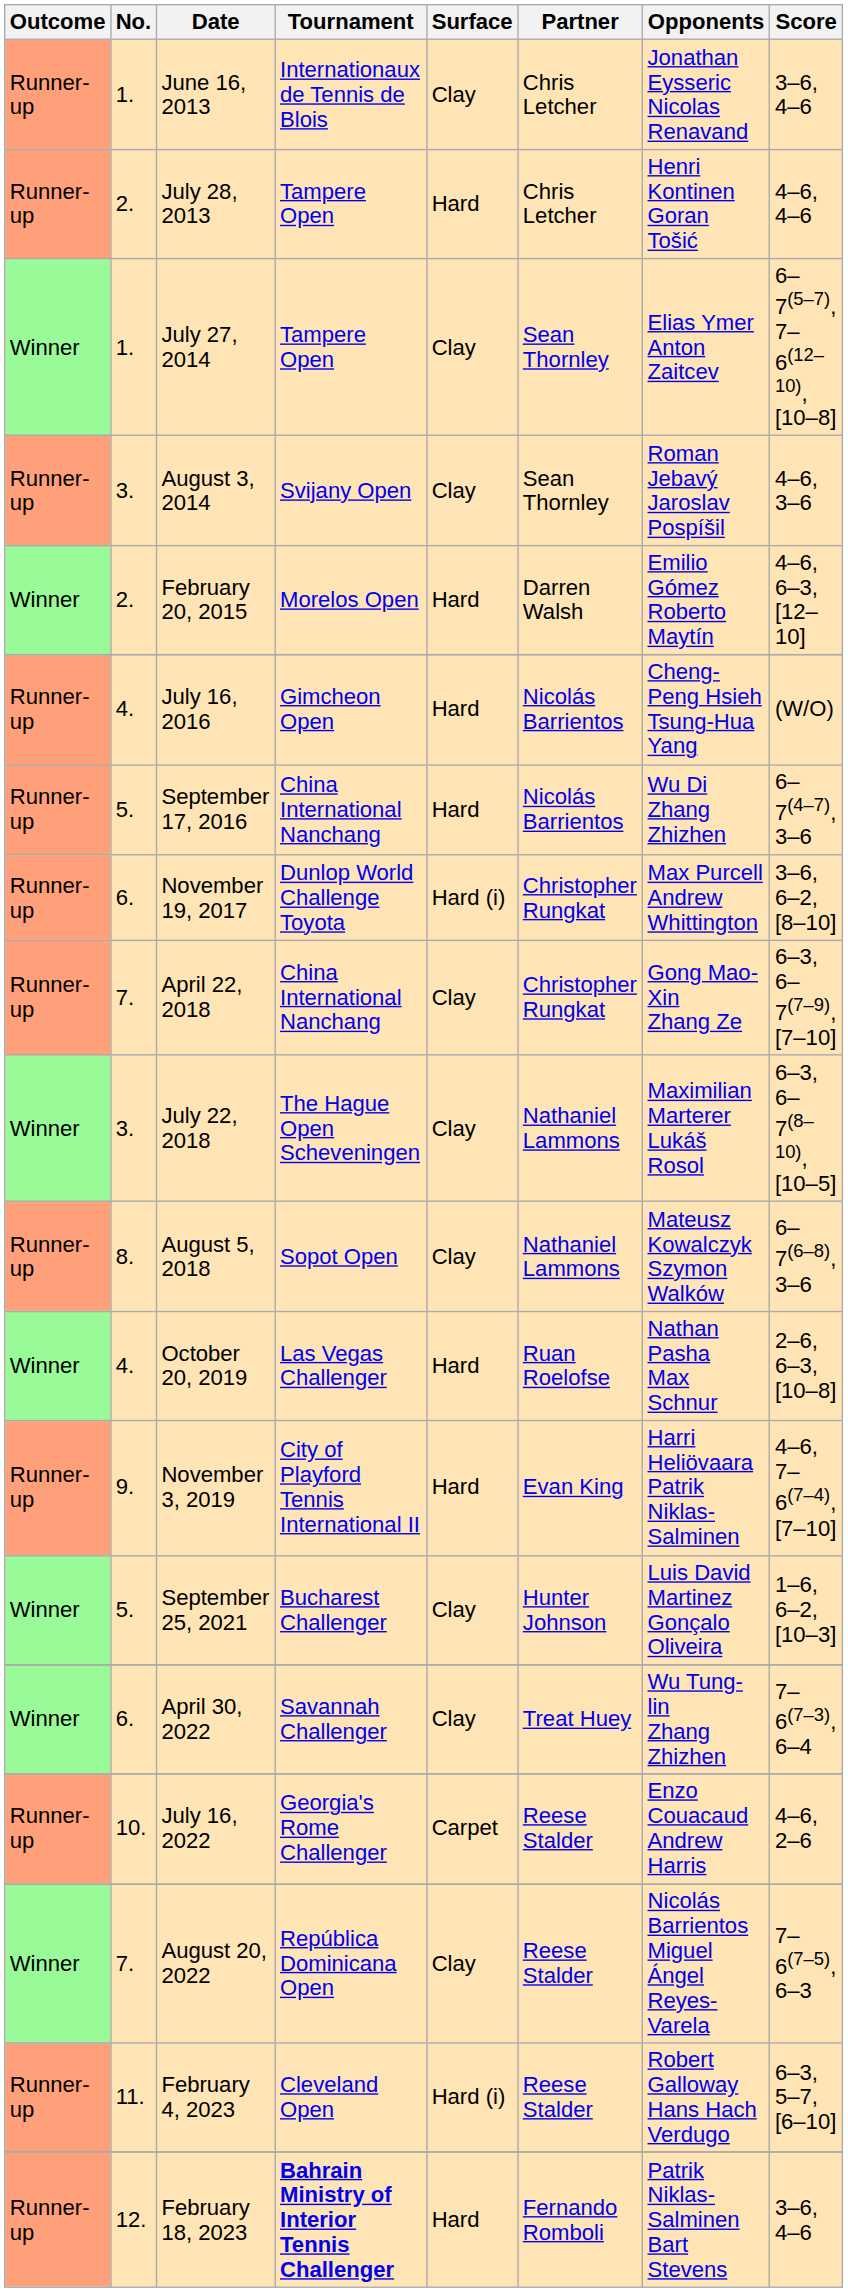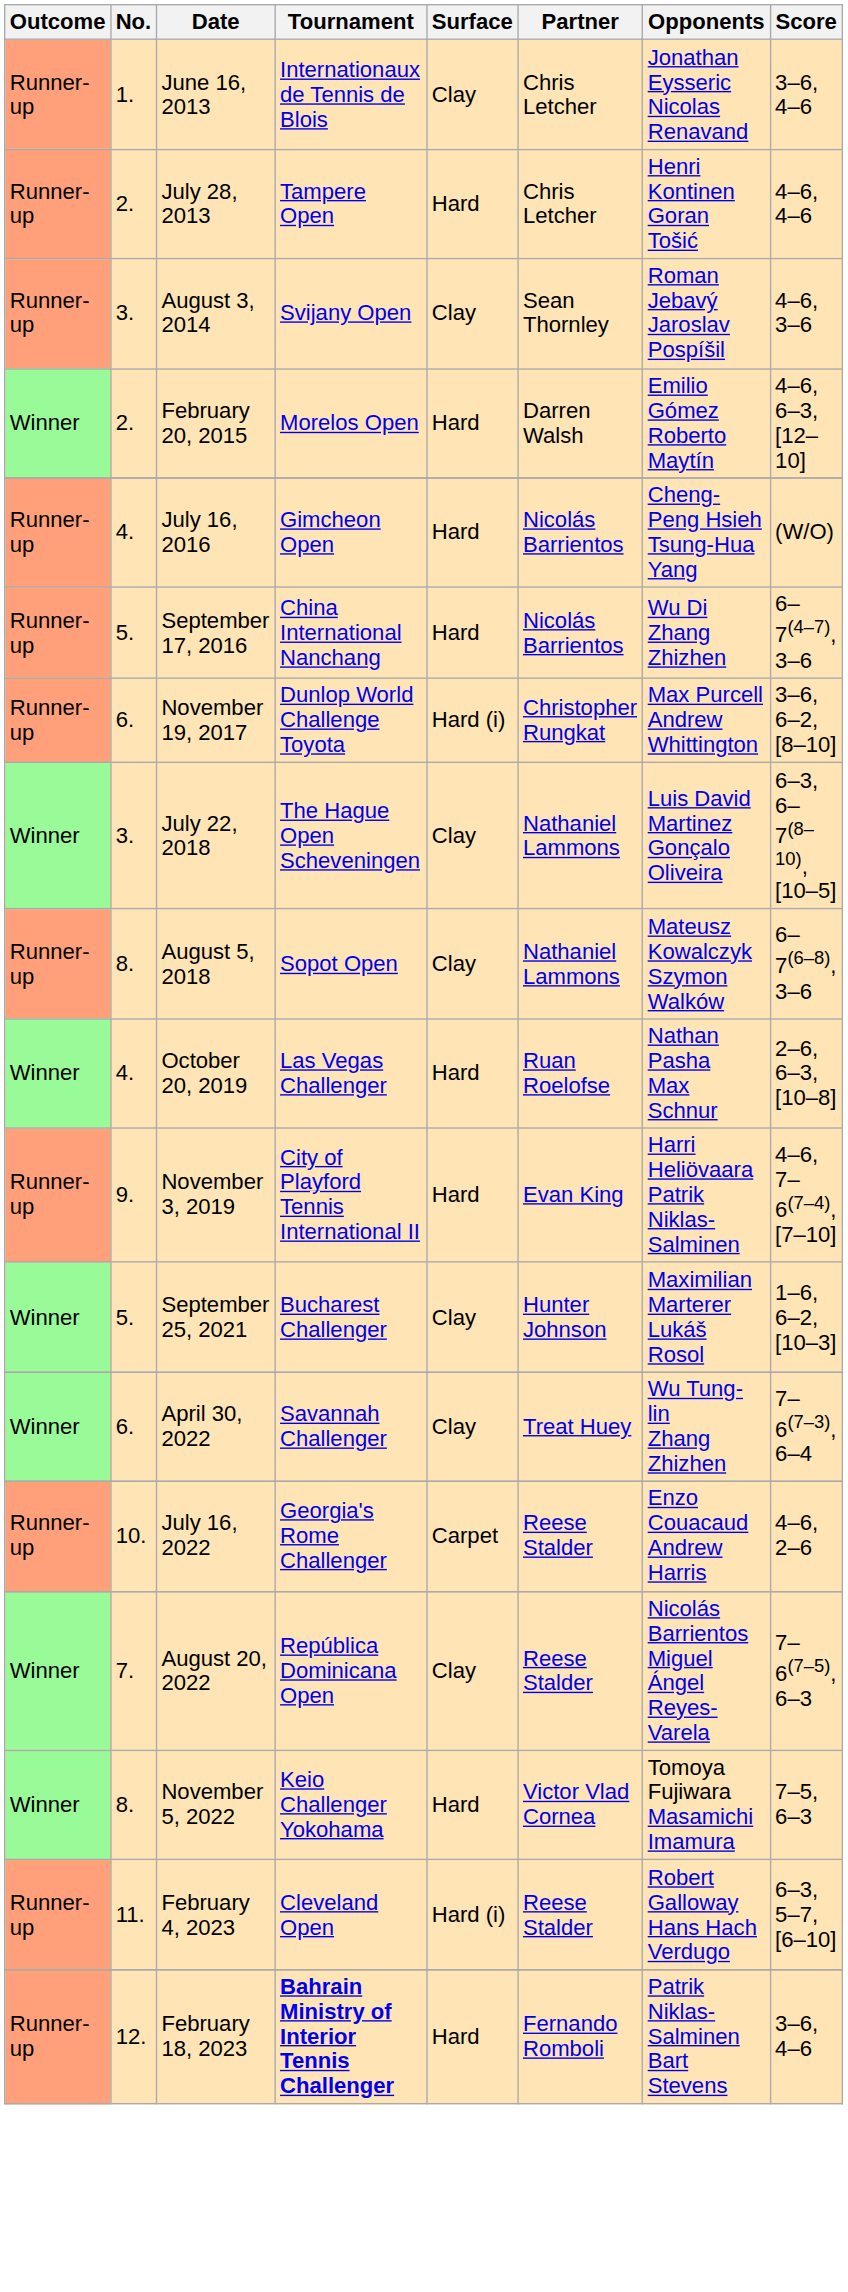- row: (199, 347)
- row: (202, 997)
(700, 1128) Maximilian Marterer Lukáš Rosol -> (699, 835) Luis David Martinez Gonçalo Oliveira
(699, 1609) Luis David Martinez Gonçalo Oliveira -> (700, 1317) Maximilian Marterer Lukáš Rosol
+ row: (212, 1804)
